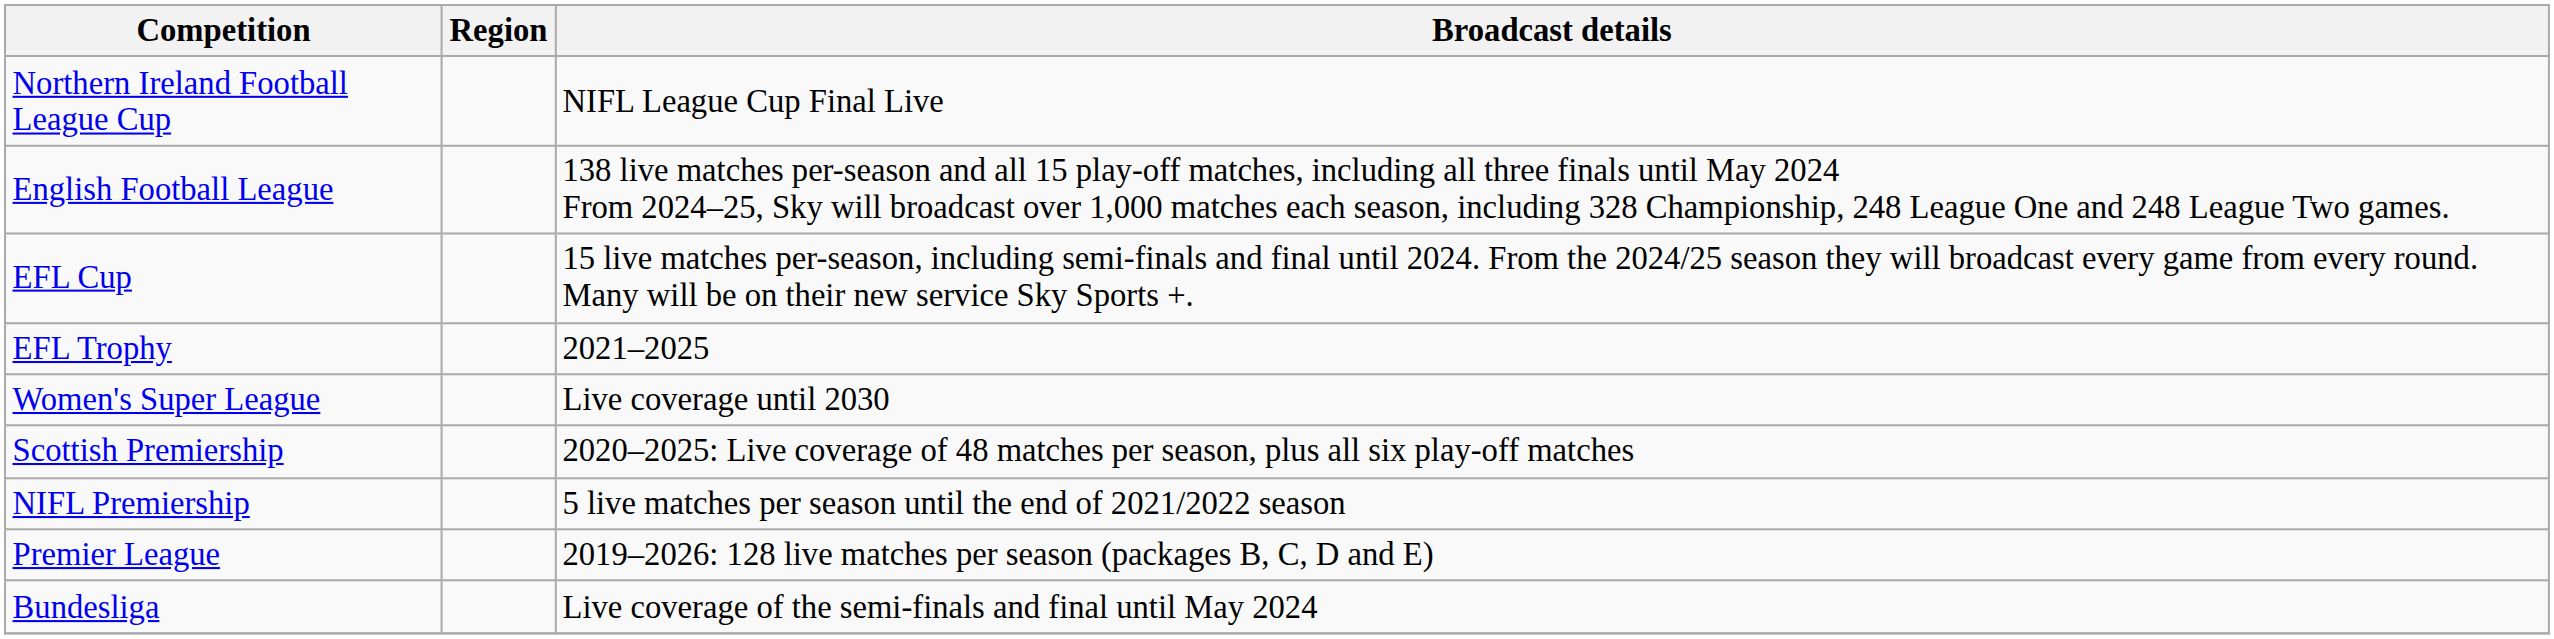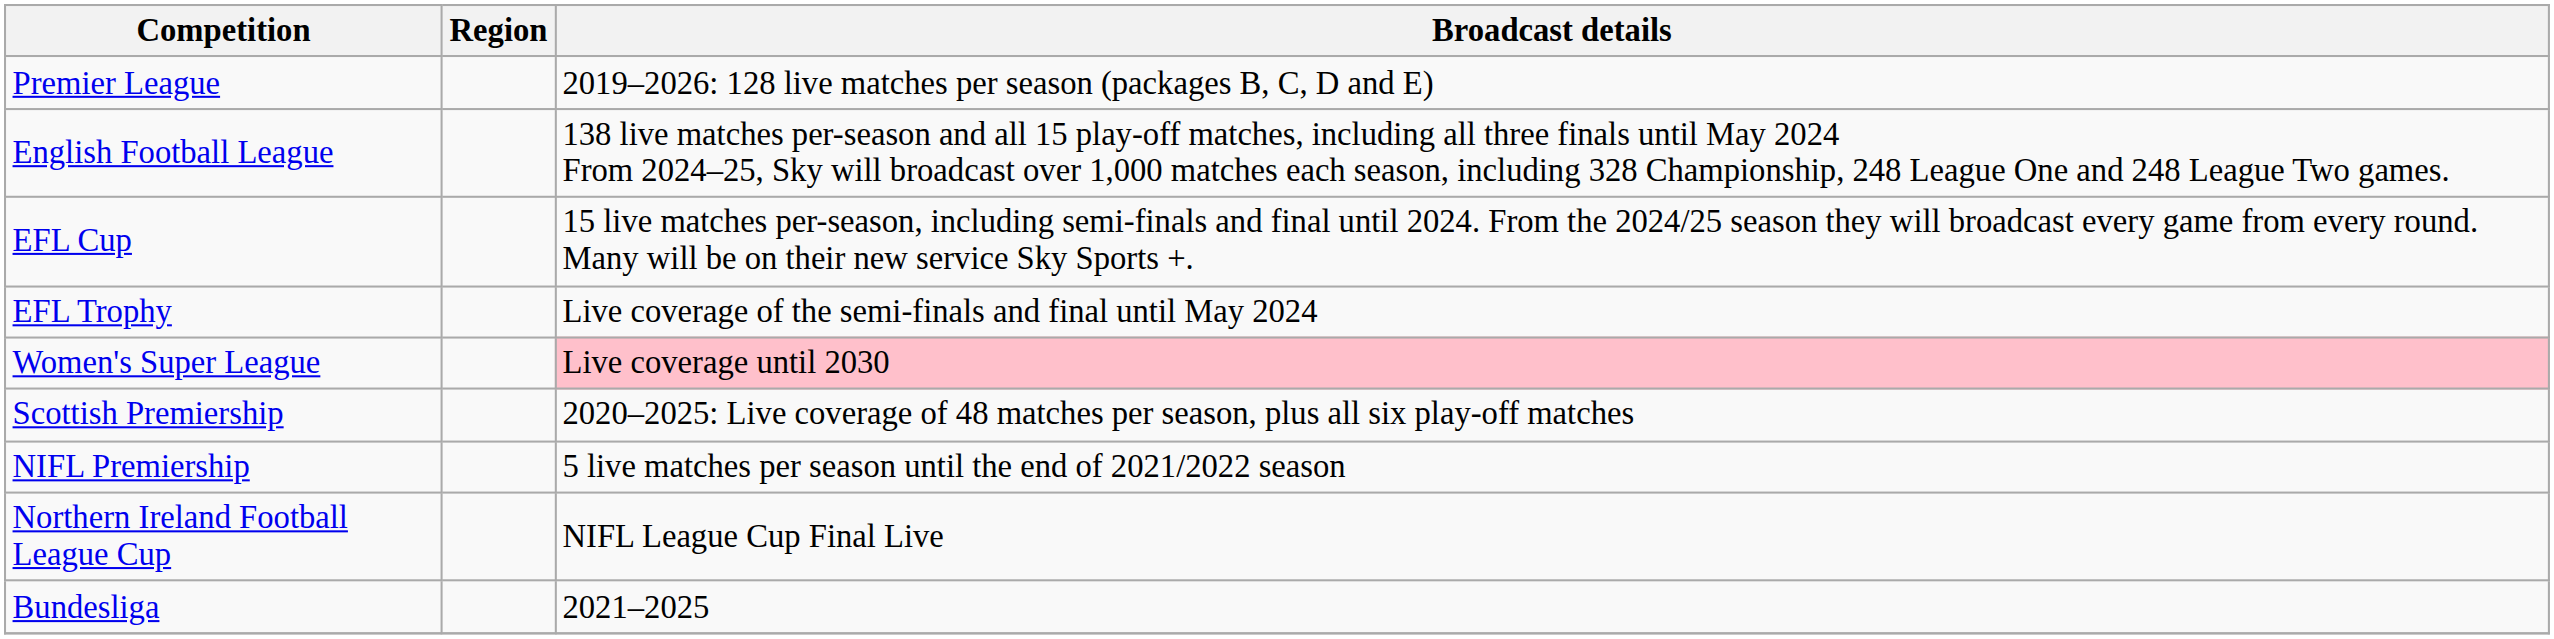rows swapped: (116, 554) <-> (180, 100)
(636, 347) 2021–2025 -> (940, 310) Live coverage of the semi-finals and final until May 2024
(726, 399) no background -> (726, 362) pink background
(940, 606) Live coverage of the semi-finals and final until May 2024 -> (636, 606) 2021–2025
